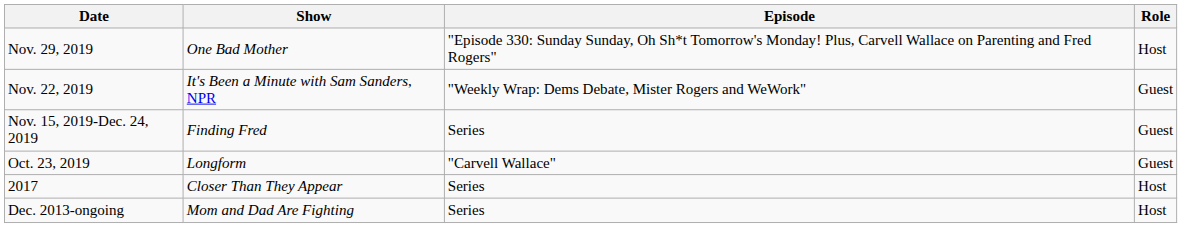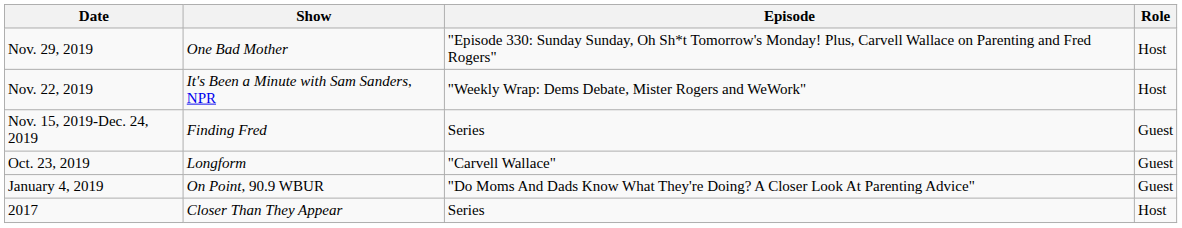(1156, 89) Guest -> (1152, 89) Host
+ row: (56, 186)
- row: (66, 210)
